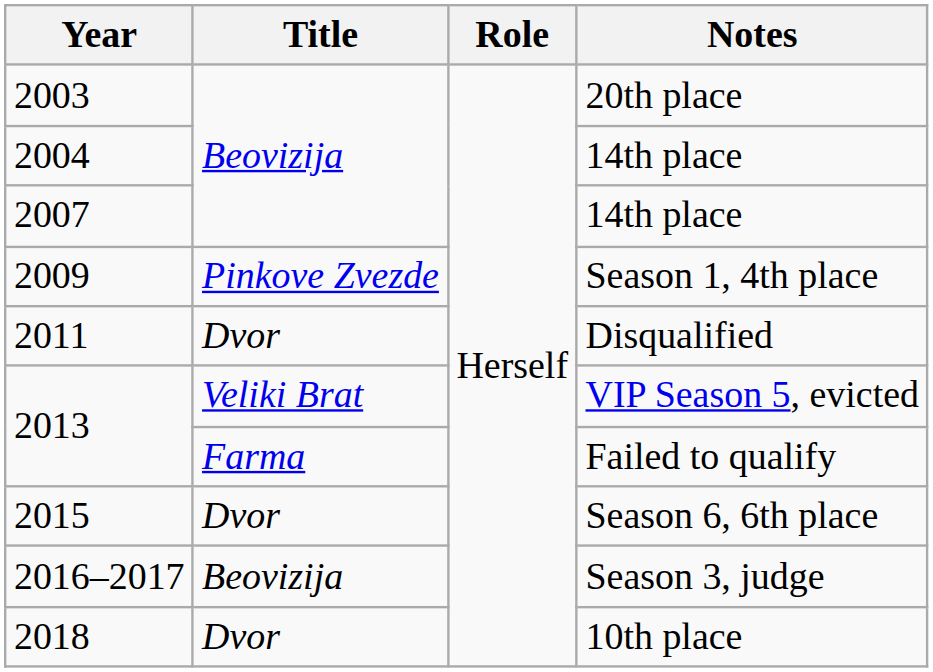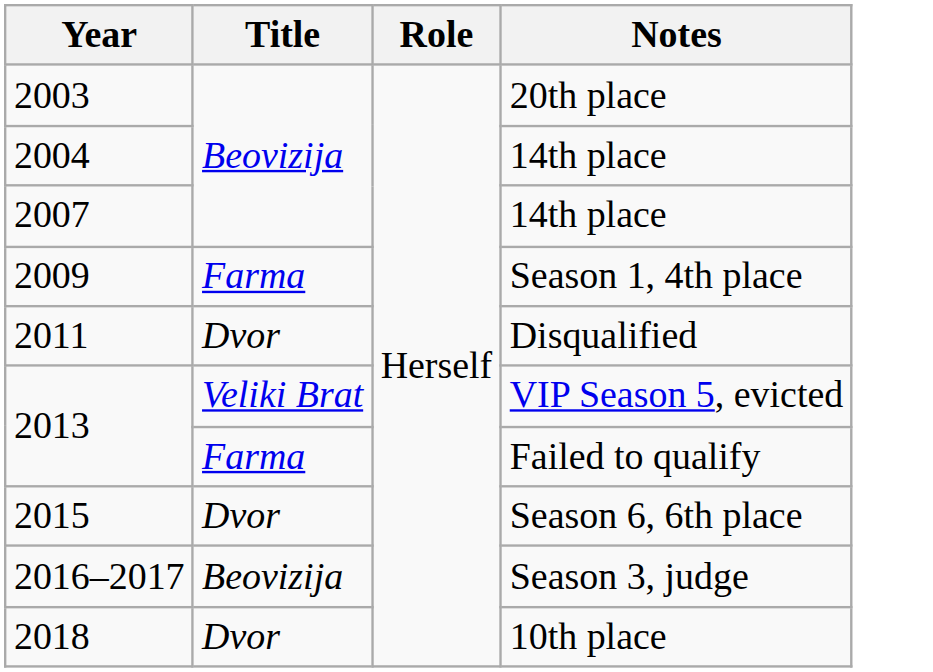(320, 275) Pinkove Zvezde -> (254, 275) Farma
